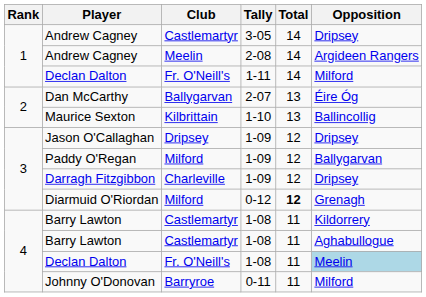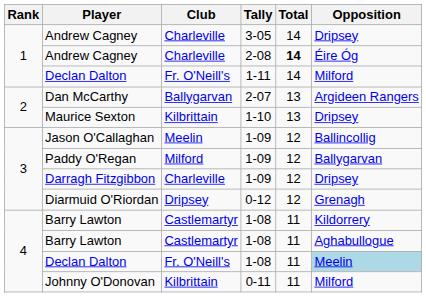(201, 35) Castlemartyr -> (195, 35) Charleville
(184, 55) Meelin -> (195, 55) Charleville
(293, 55) normal -> (293, 55) bold
(367, 55) Argideen Rangers -> (336, 55) Éire Óg
(336, 96) Éire Óg -> (367, 96) Argideen Rangers
(345, 117) Ballincollig -> (336, 117) Dripsey
(186, 138) Dripsey -> (184, 138) Meelin
(336, 138) Dripsey -> (345, 138) Ballincollig
(184, 199) Milford -> (186, 199) Dripsey
(293, 199) bold -> (293, 199) normal
(189, 281) Barryroe -> (191, 281) Kilbrittain
